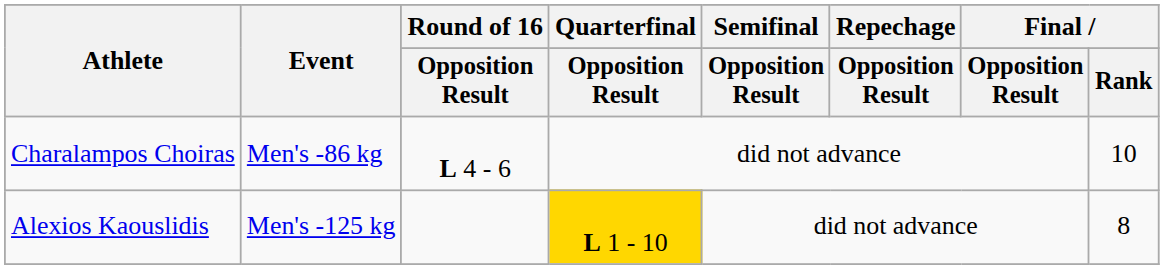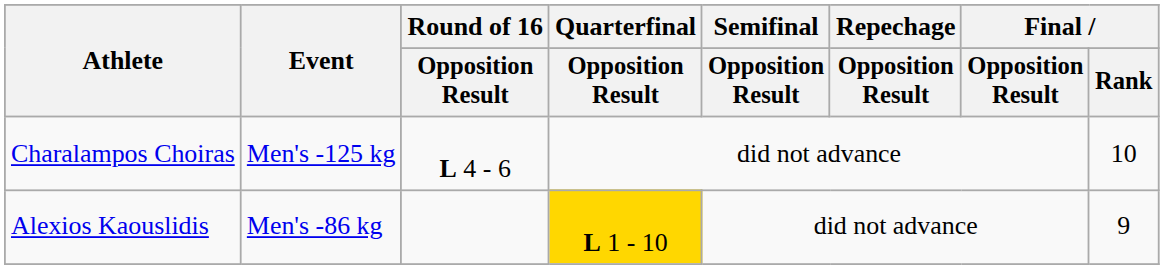(315, 153) Men's -86 kg -> (321, 153) Men's -125 kg
(321, 226) Men's -125 kg -> (315, 226) Men's -86 kg
(1124, 226) 8 -> (1124, 226) 9
